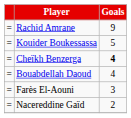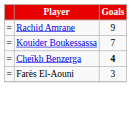(113, 43) 5 -> (113, 43) 7
- row: (54, 74)
- row: (50, 105)
